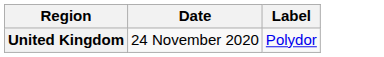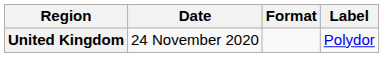+ column: (291, 16)
